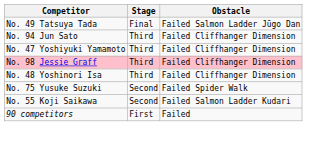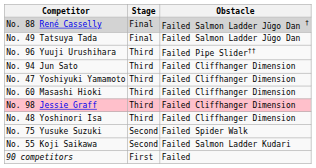+ row: (54, 25)
+ row: (61, 53)
+ row: (54, 92)
